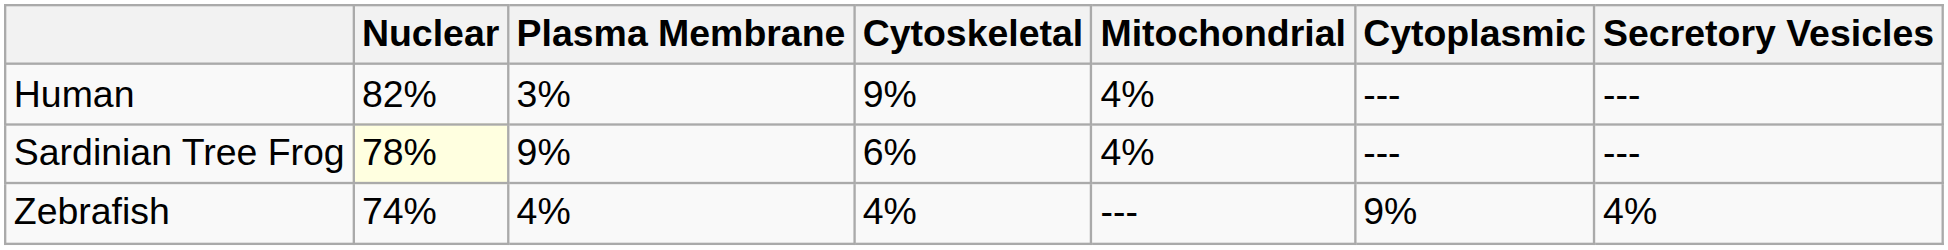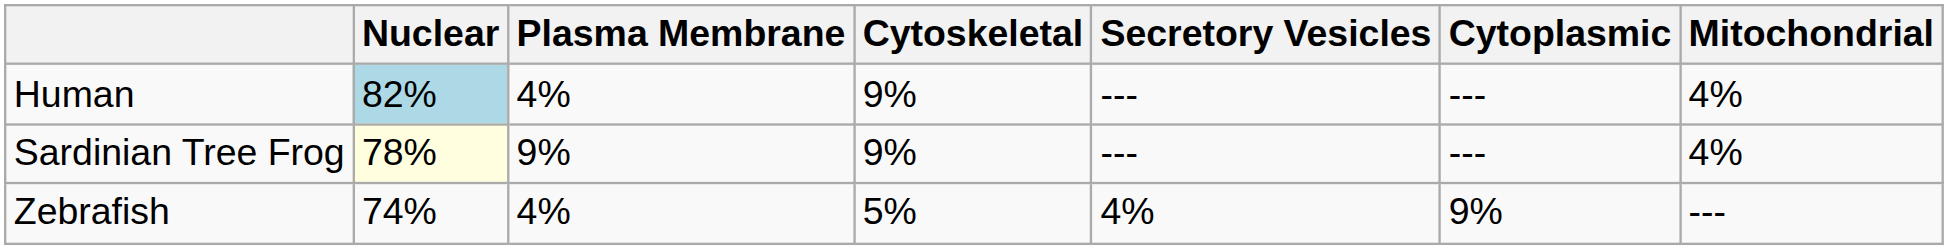columns swapped: (1223, 34) <-> (1769, 34)
(399, 93) no background -> (399, 93) lightblue background
(544, 93) 3% -> (544, 93) 4%
(890, 152) 6% -> (890, 152) 9%
(890, 212) 4% -> (890, 212) 5%
